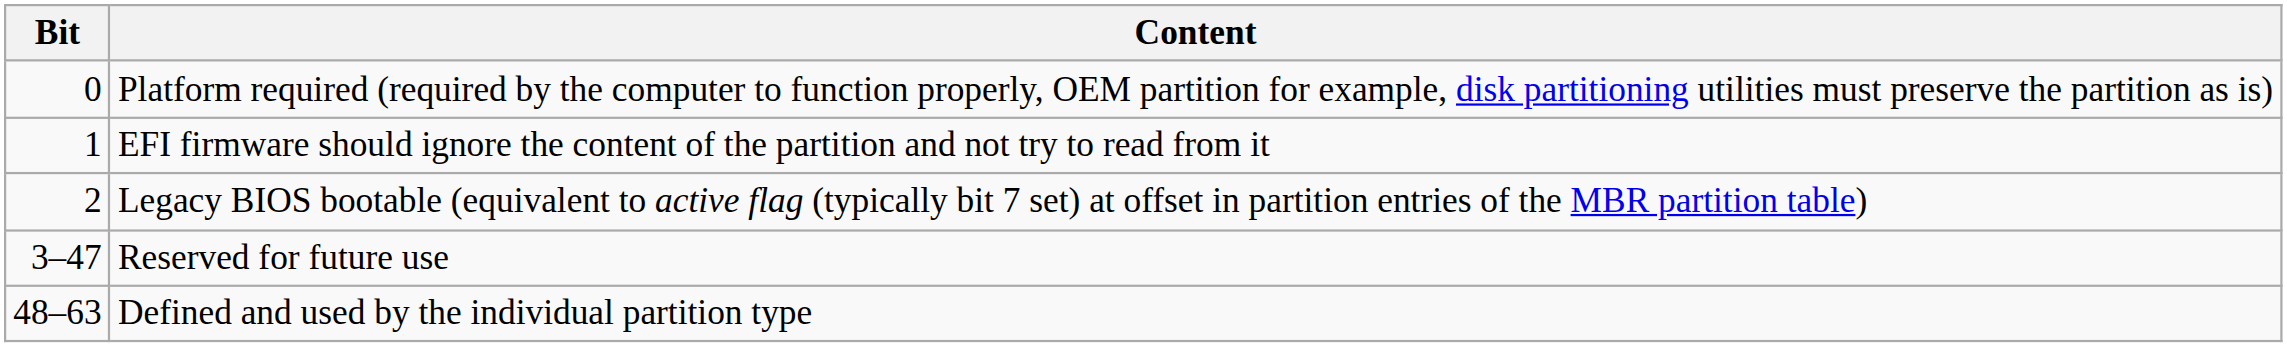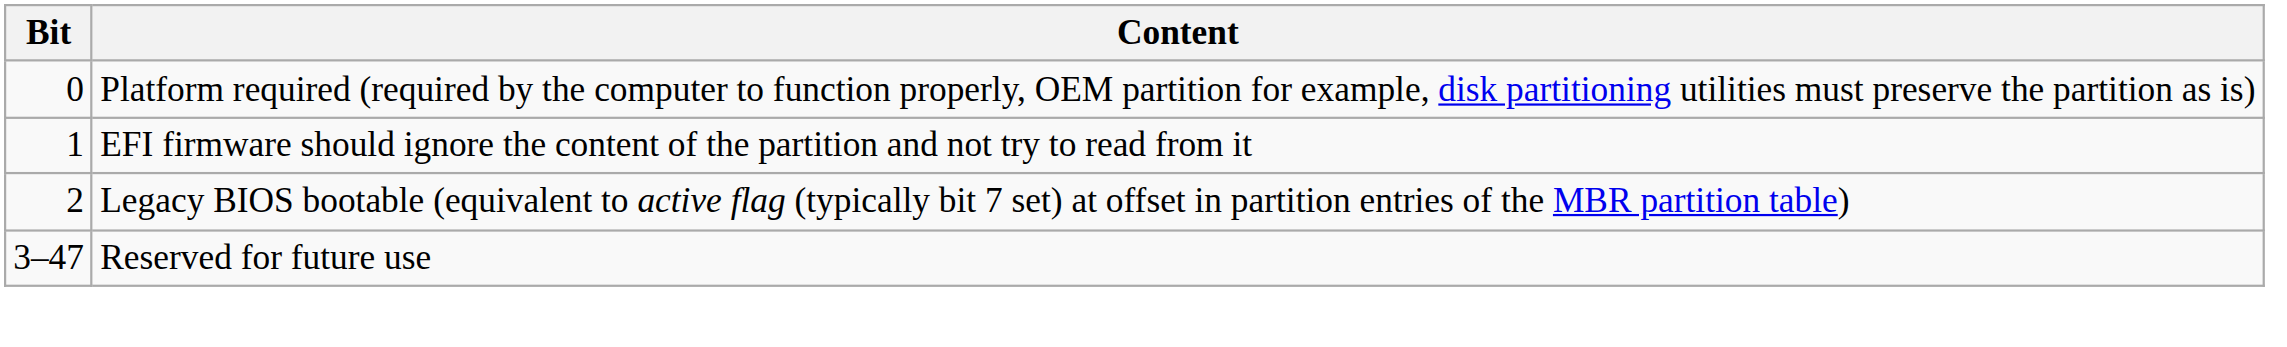- row: (465, 312)
